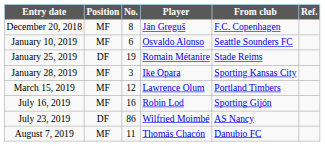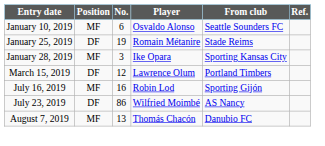- row: (44, 27)
(103, 88) MF -> (93, 73) DF
(131, 133) 11 -> (121, 118) 13
